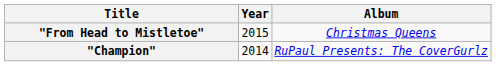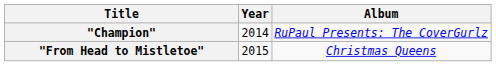rows swapped: (122, 51) <-> (122, 32)
